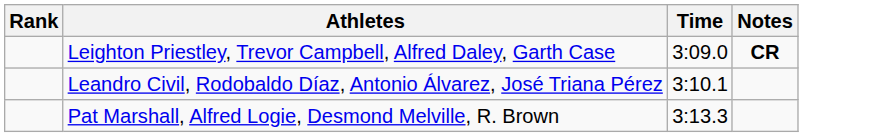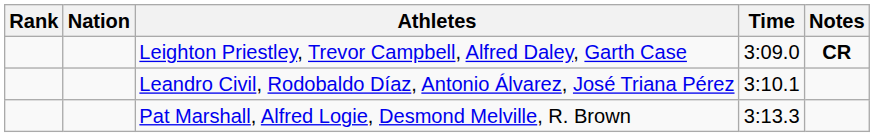+ column: (99, 21)
